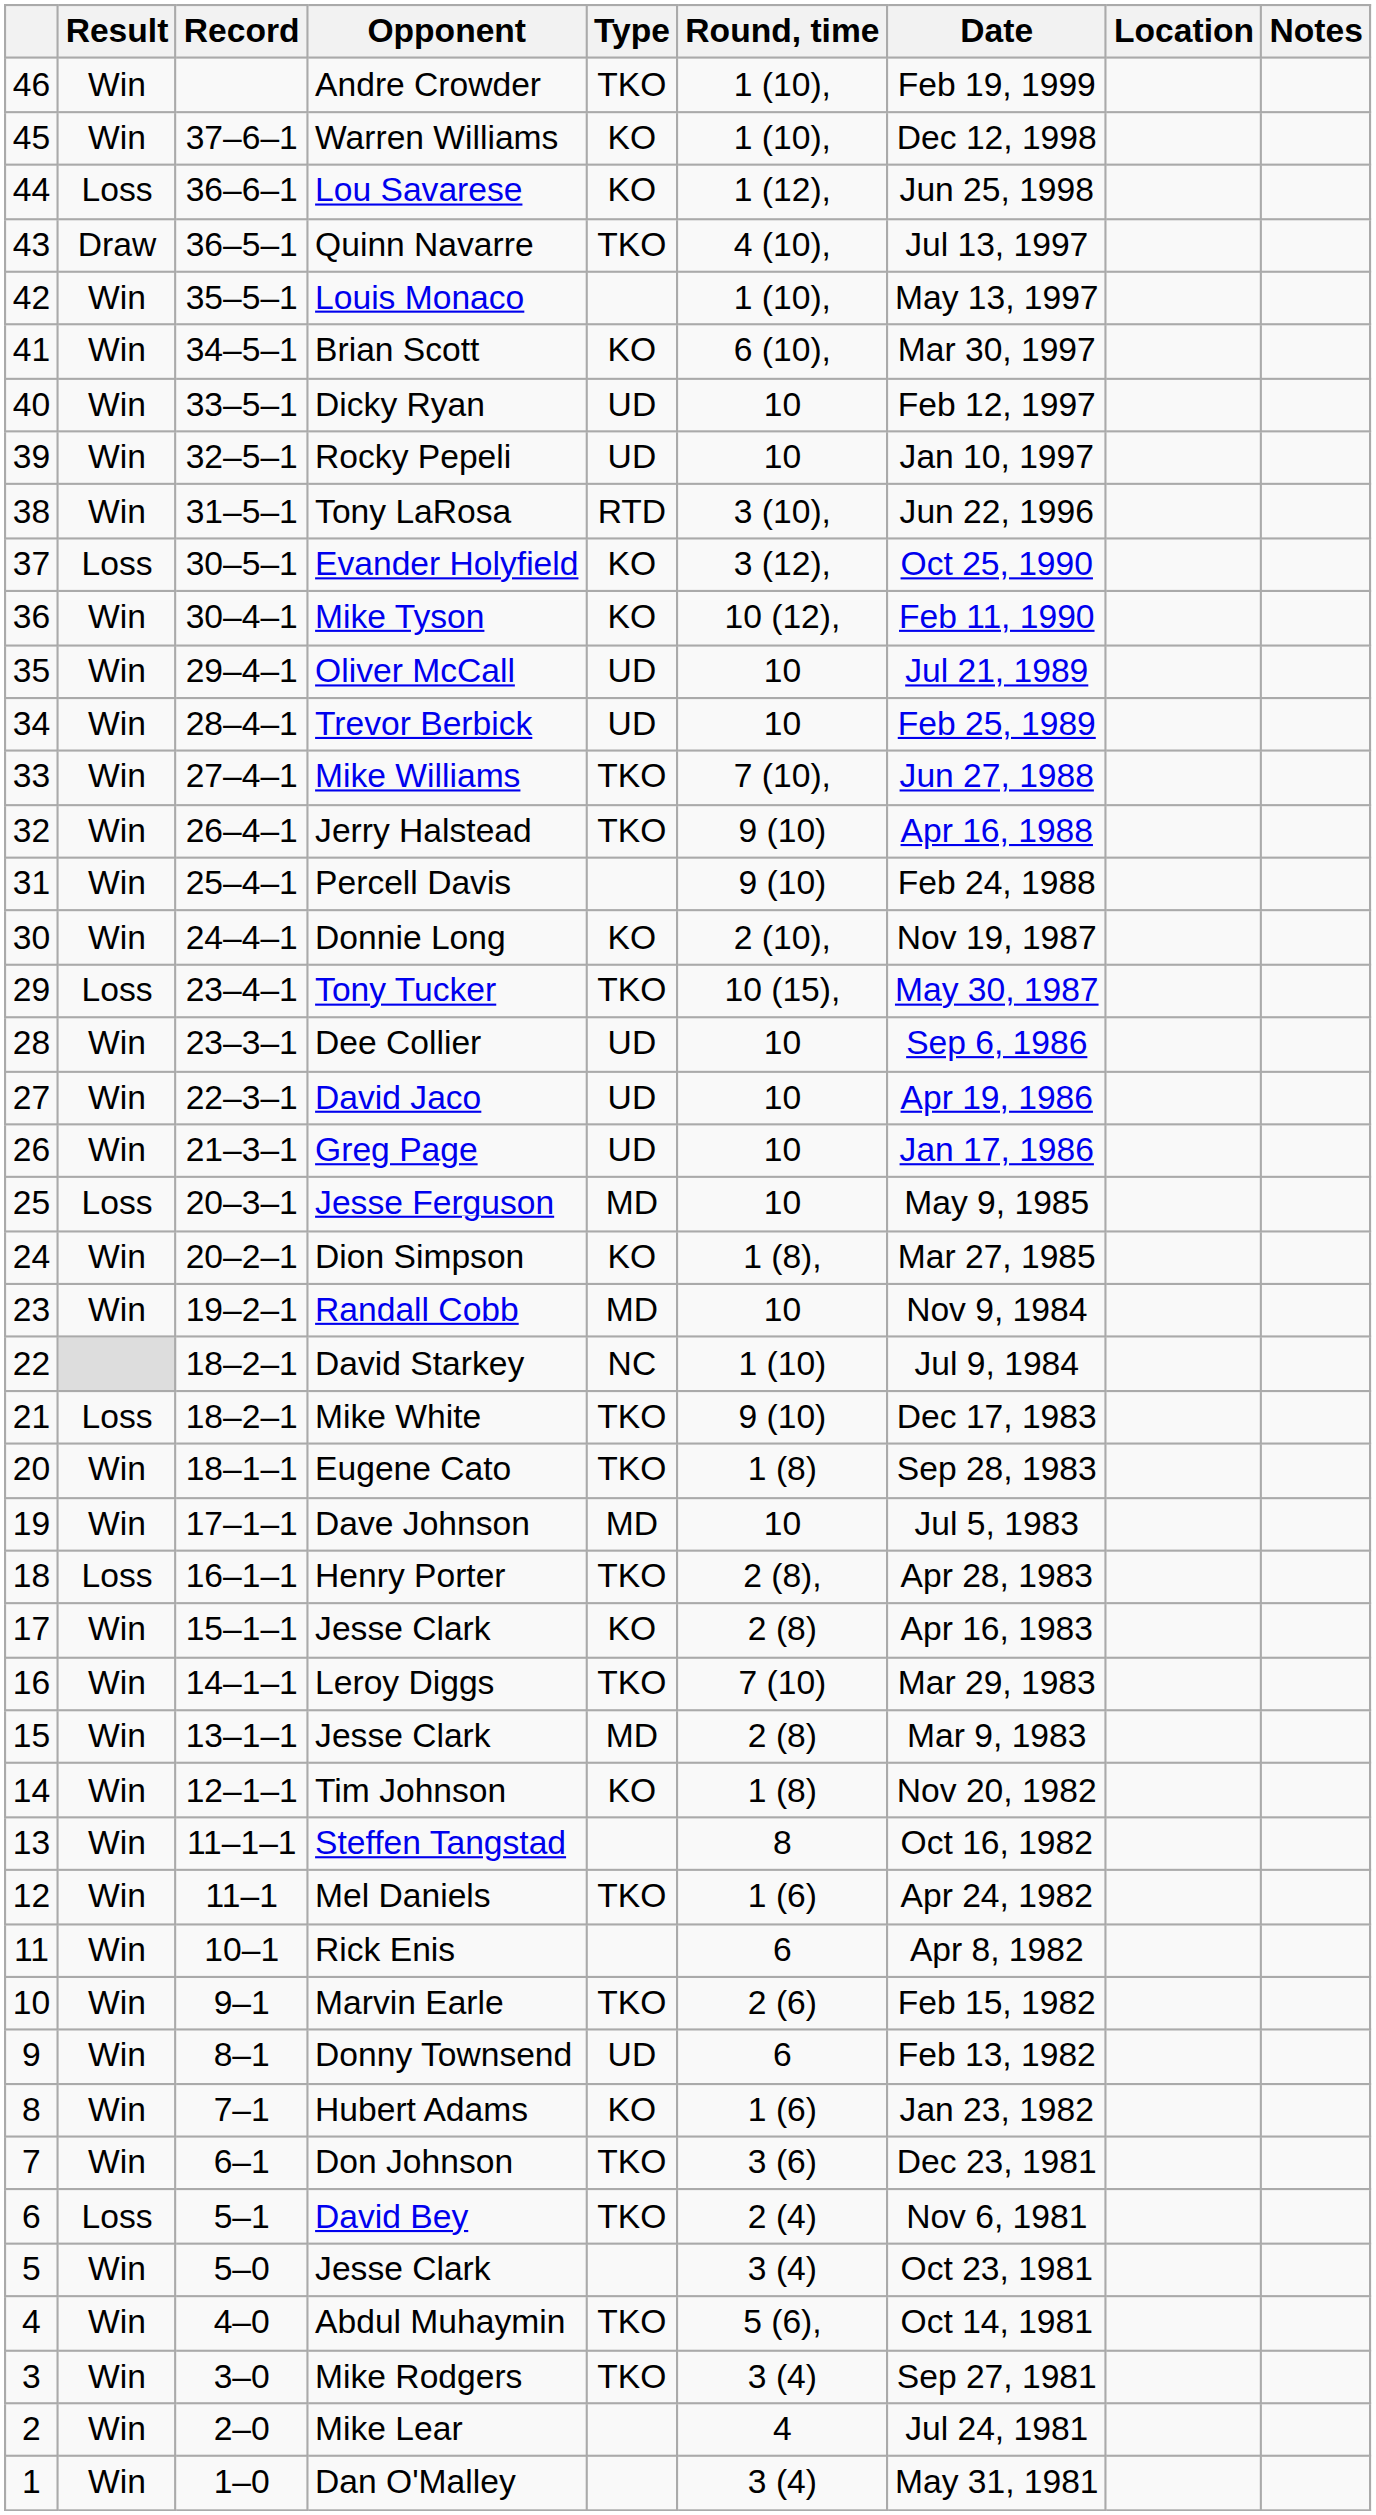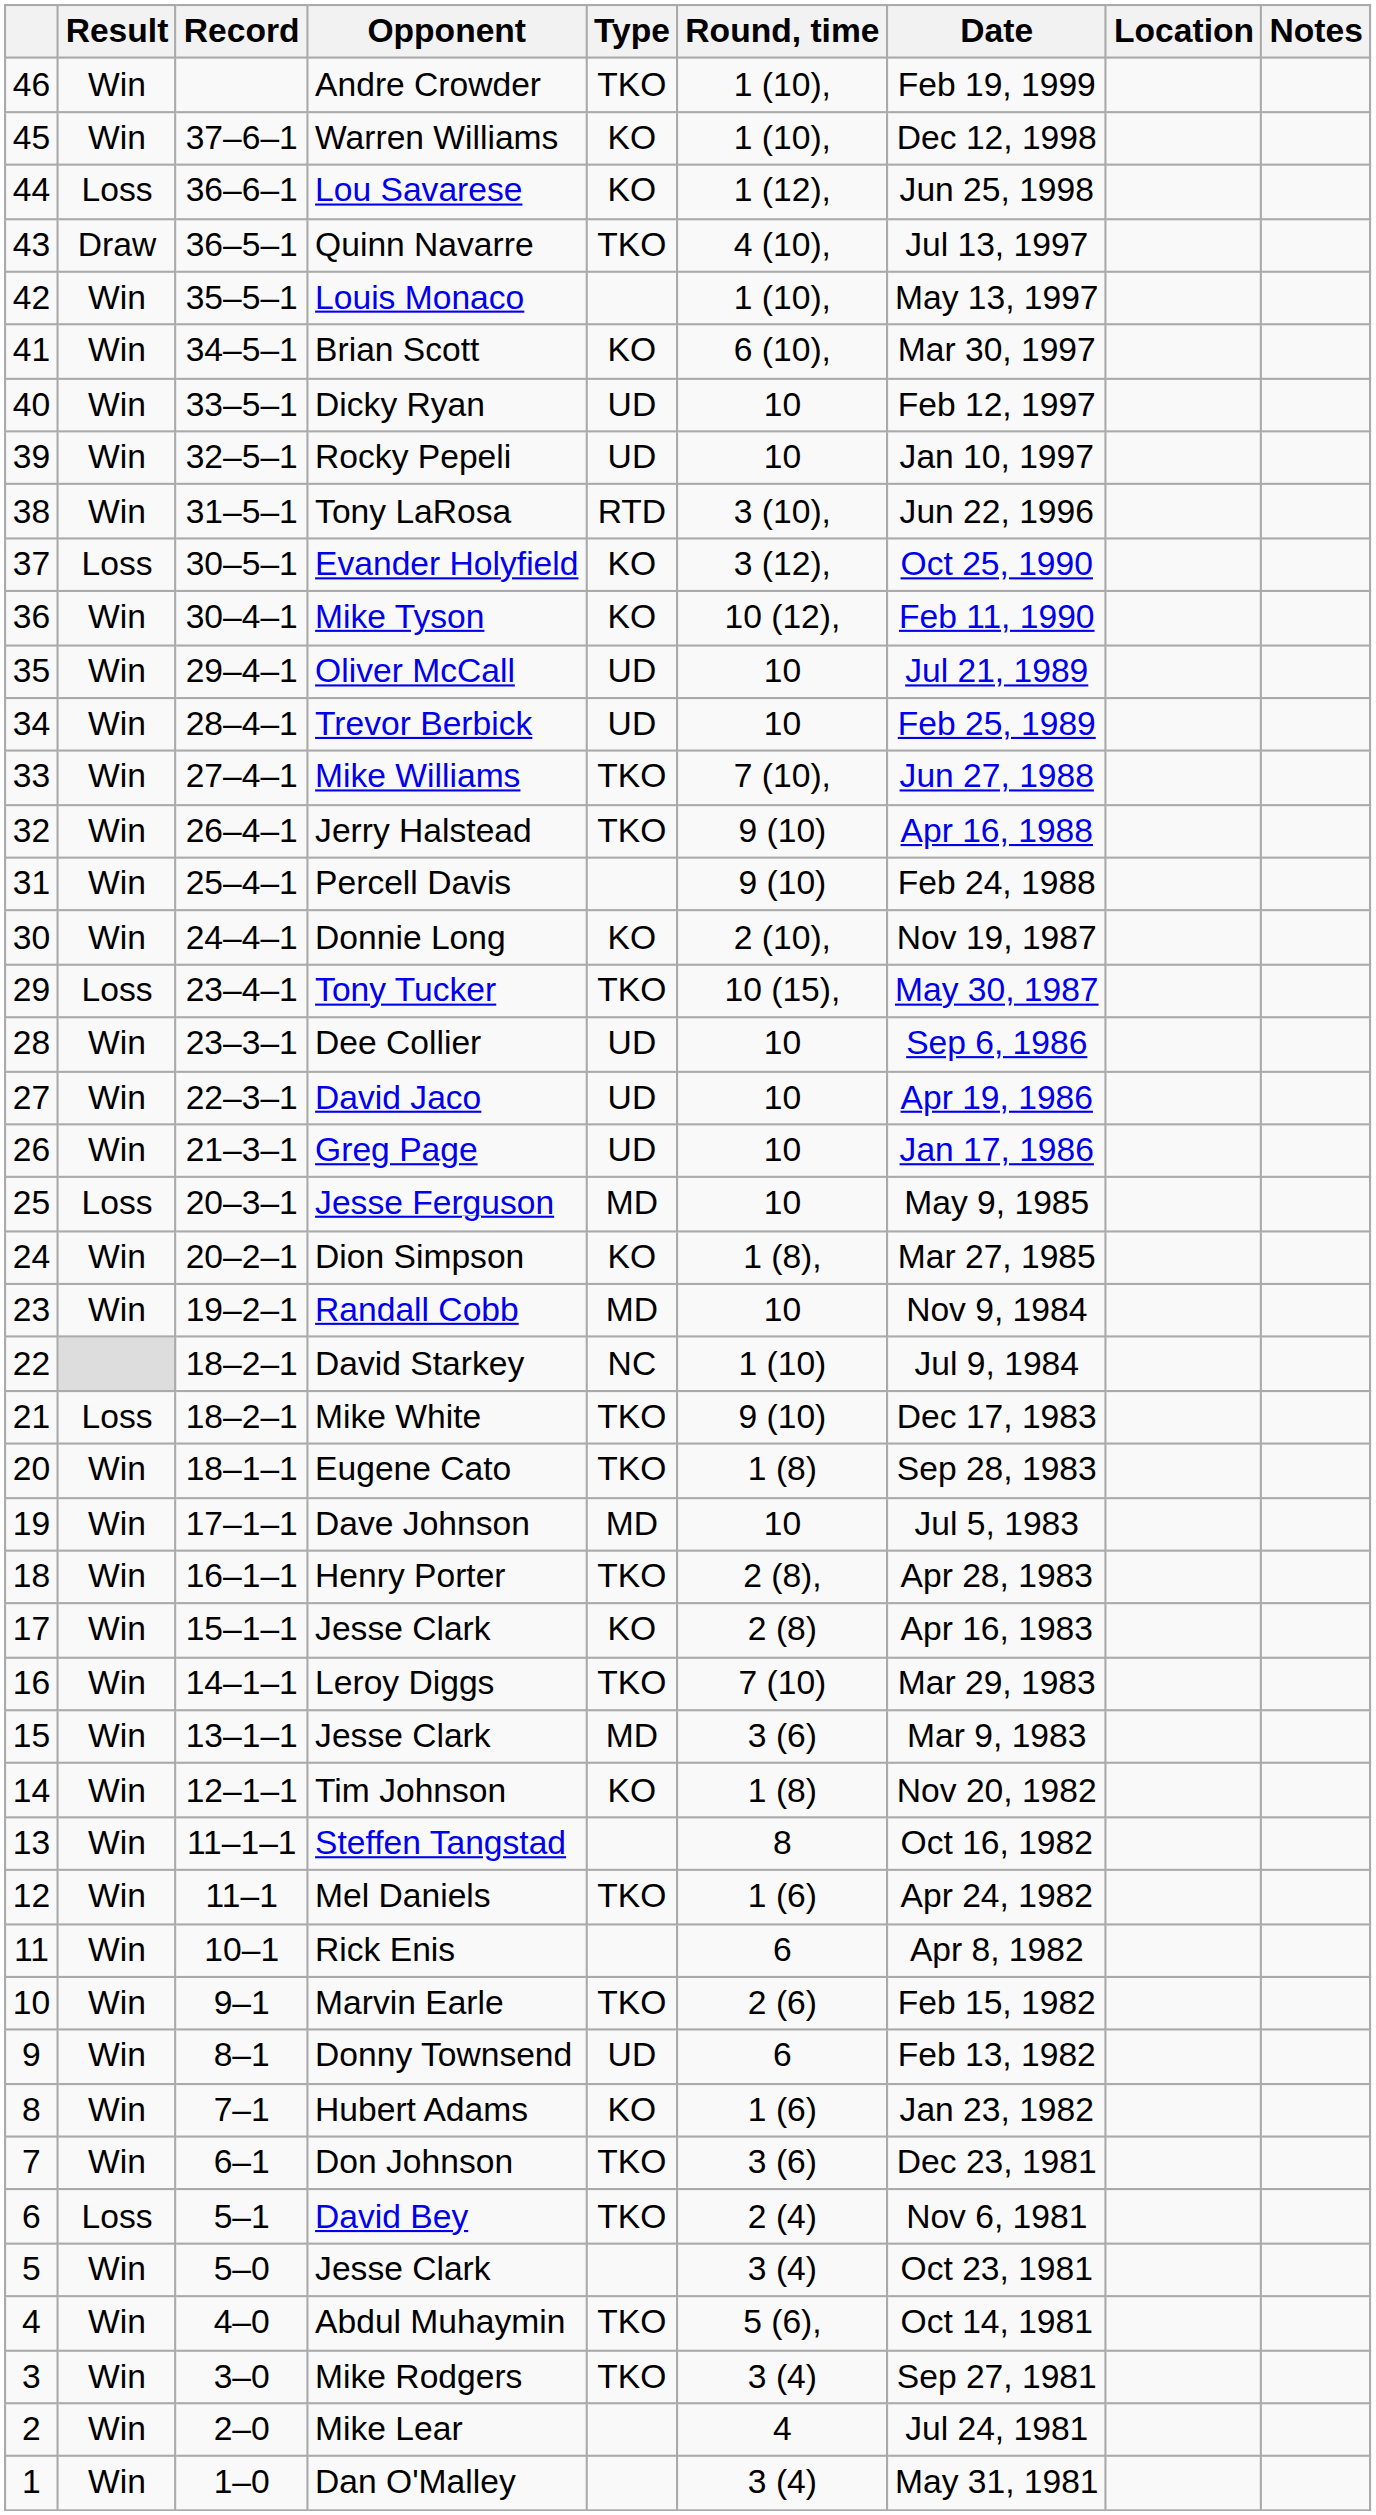(117, 1576) Loss -> (117, 1576) Win
(782, 1736) 2 (8) -> (782, 1736) 3 (6)
